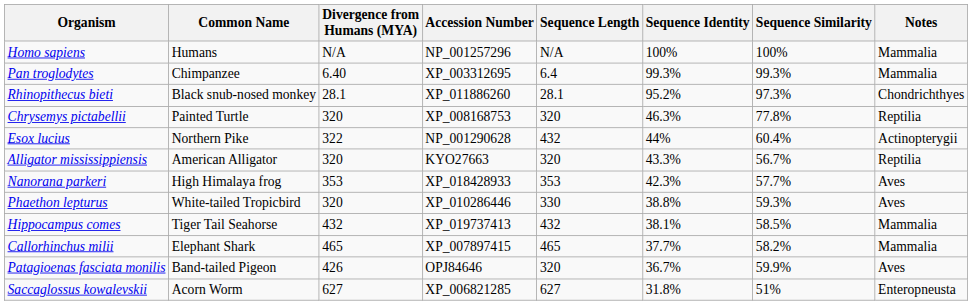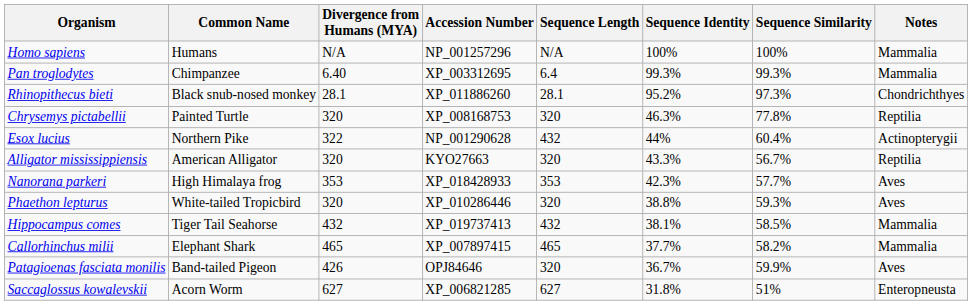(550, 203) 330 -> (550, 203) 320
